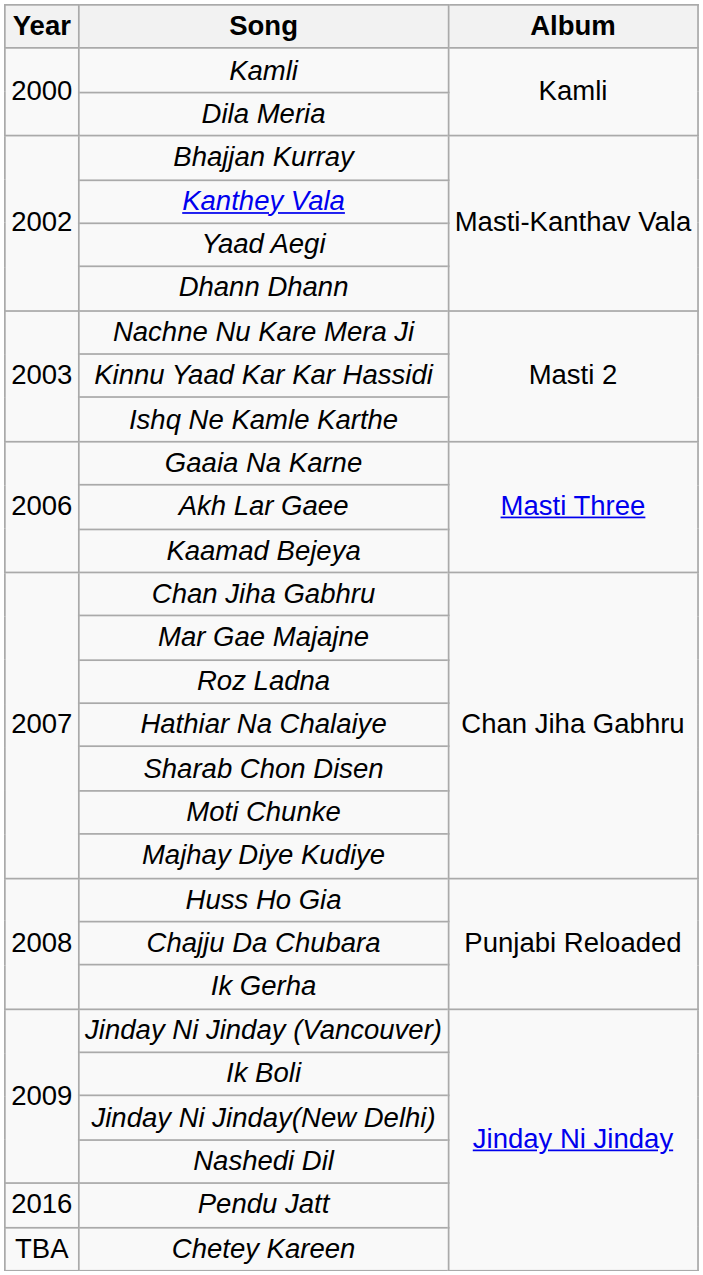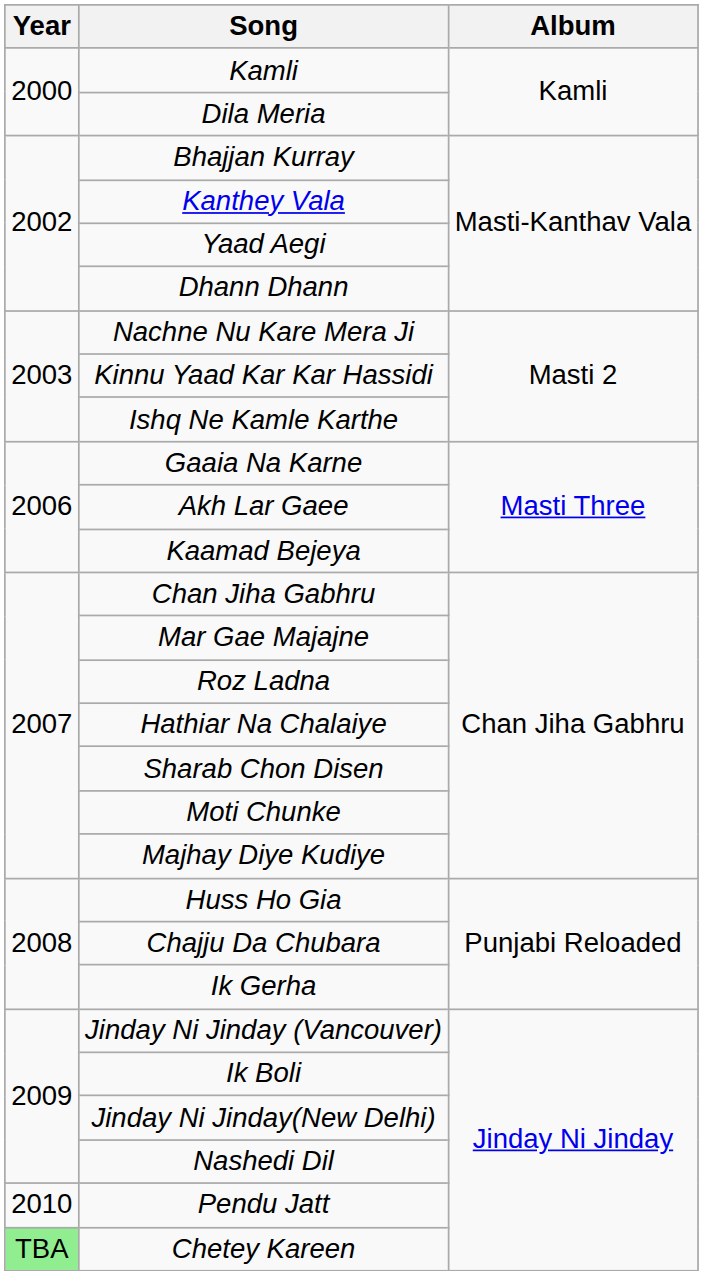(42, 1204) 2016 -> (42, 1204) 2010
(42, 1248) no background -> (42, 1248) lightgreen background
